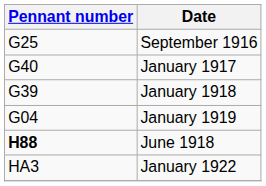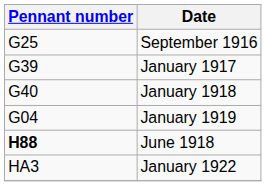(23, 67) G40 -> (23, 67) G39
(23, 92) G39 -> (23, 92) G40
